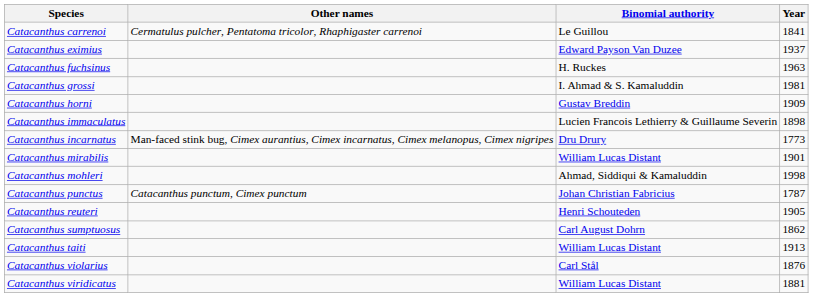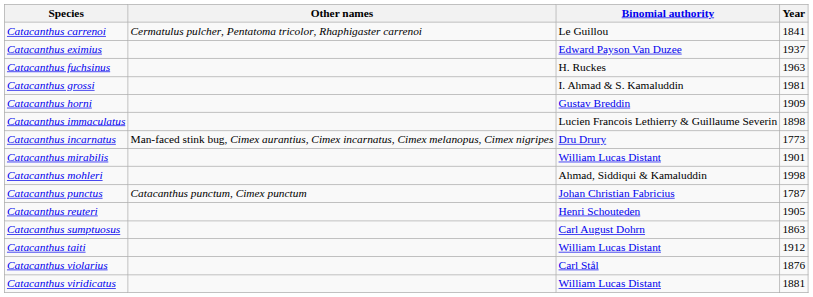(794, 229) 1862 -> (794, 229) 1863
(794, 247) 1913 -> (794, 247) 1912
